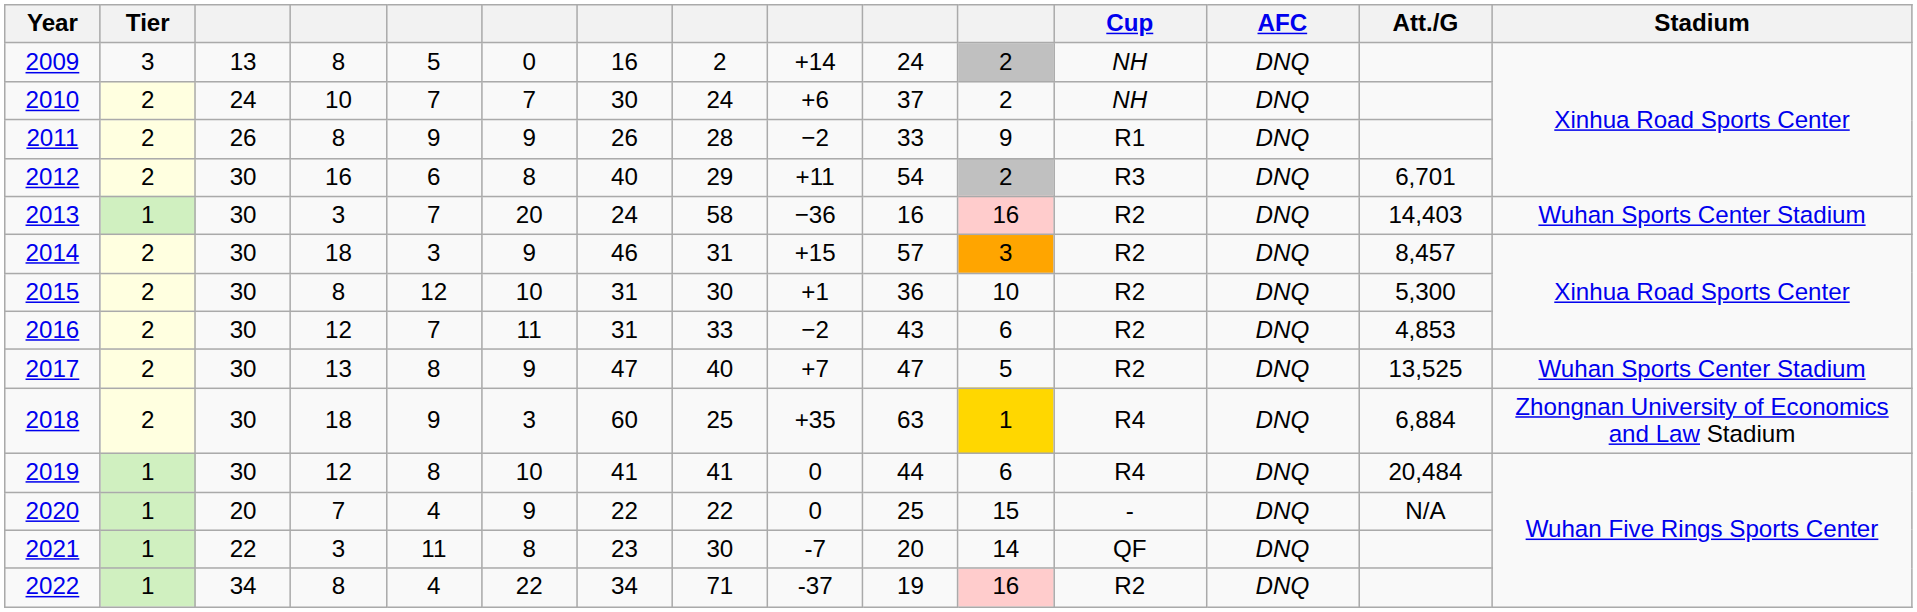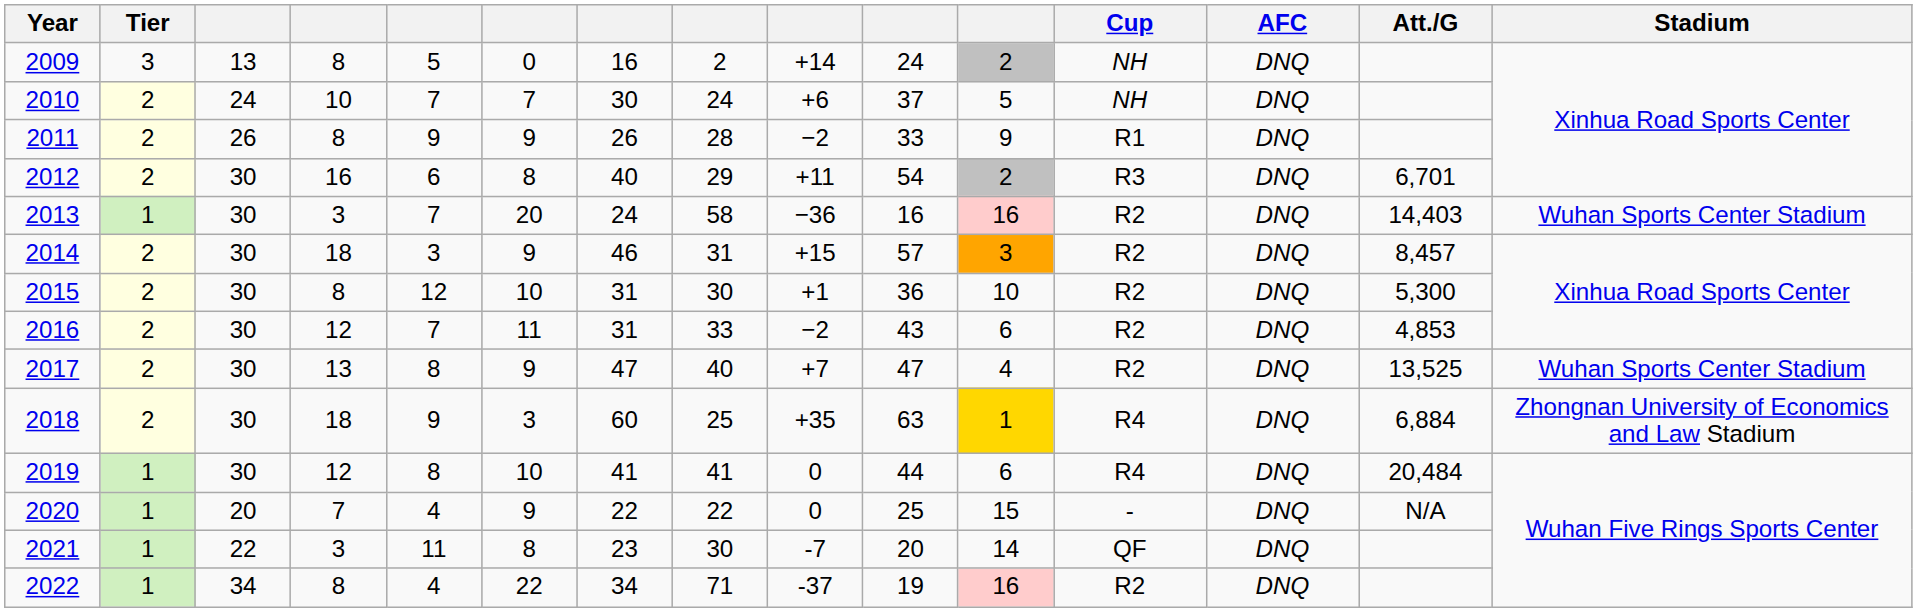(1006, 100) 2 -> (1006, 100) 5
(1006, 368) 5 -> (1006, 368) 4
